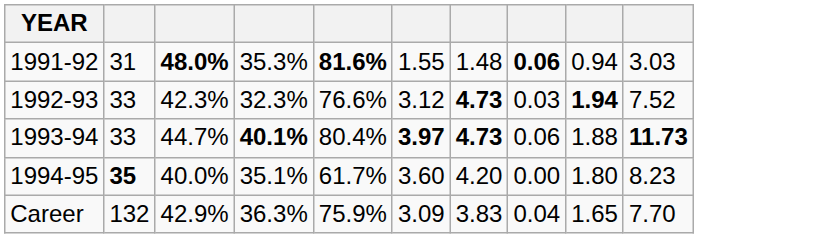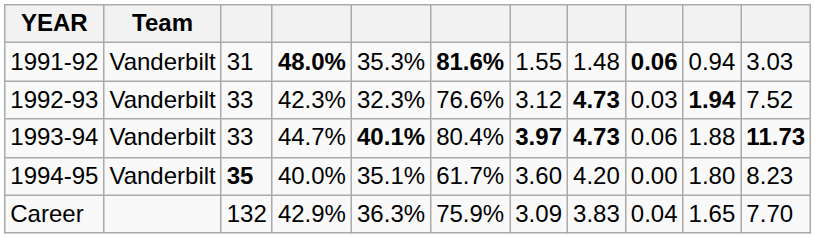+ column: (163, 23)
